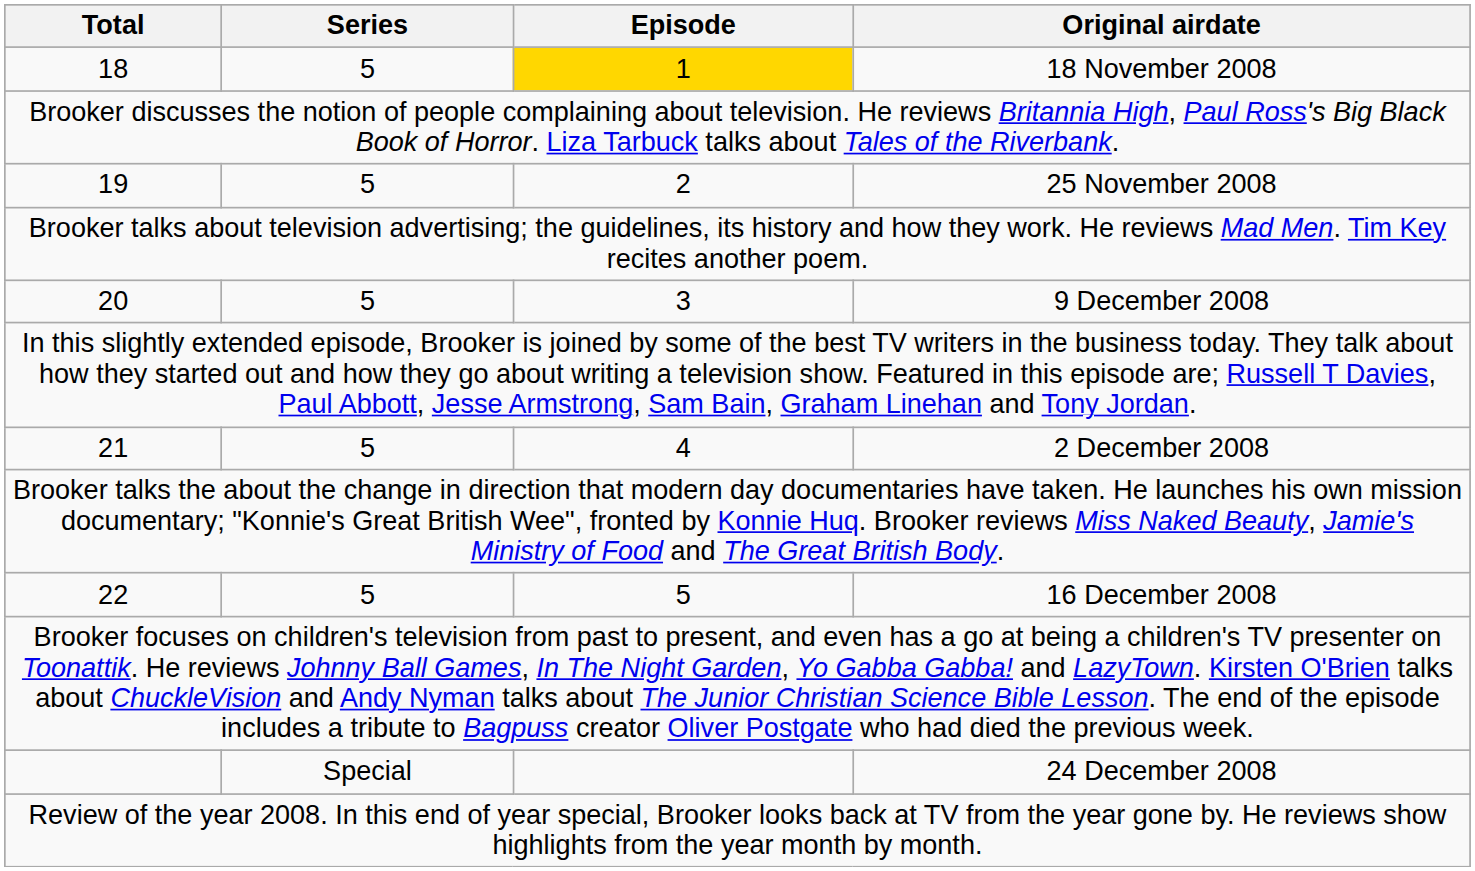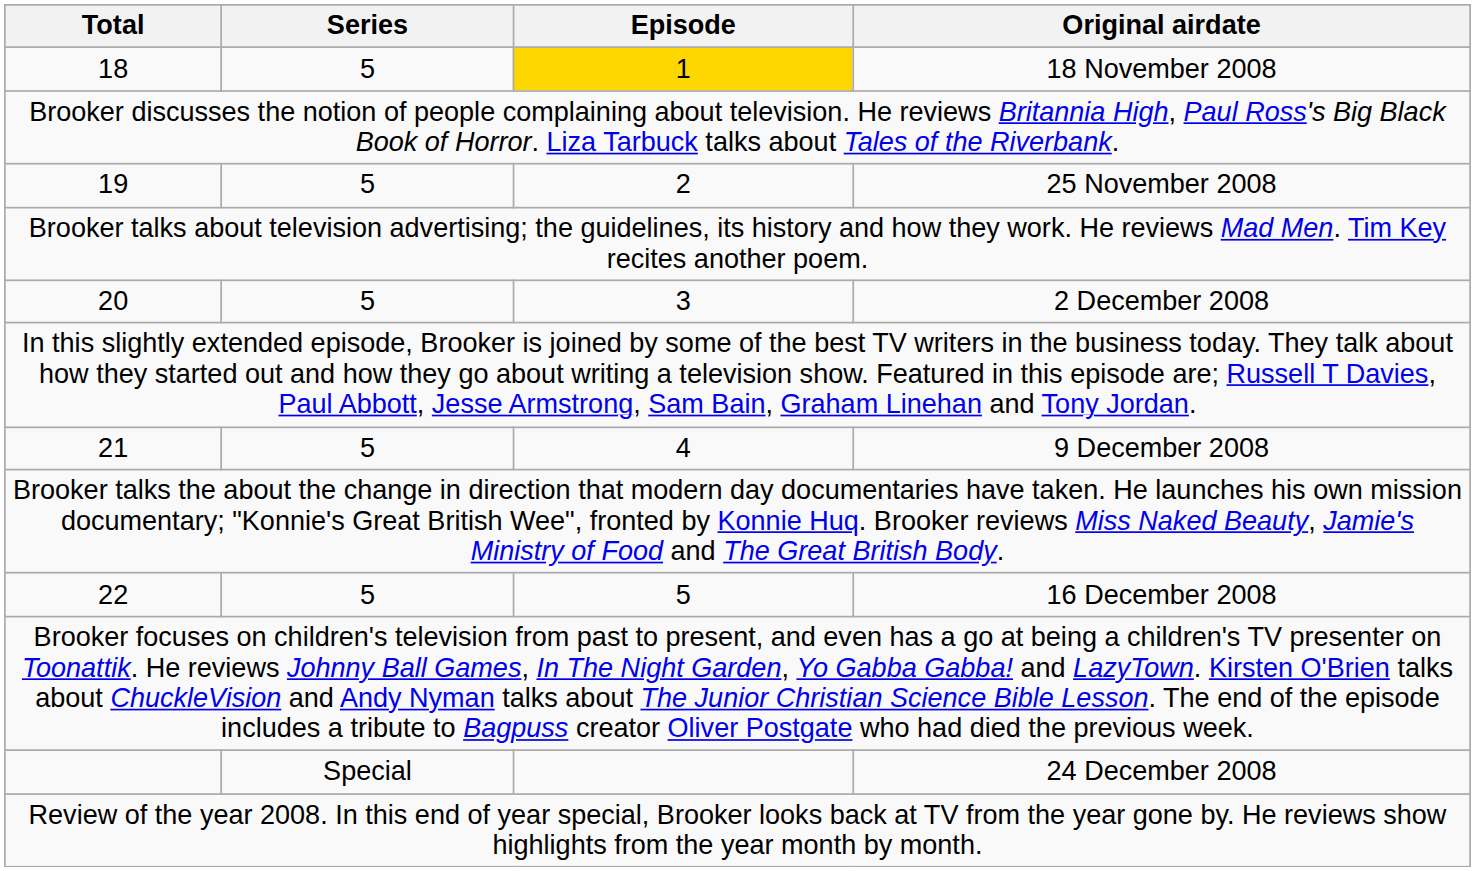(1162, 301) 9 December 2008 -> (1162, 301) 2 December 2008
(1162, 447) 2 December 2008 -> (1162, 447) 9 December 2008
